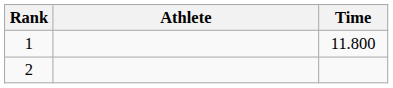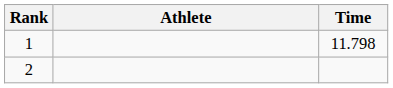(353, 43) 11.800 -> (353, 43) 11.798
